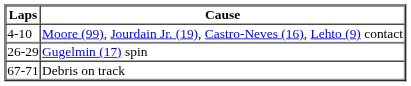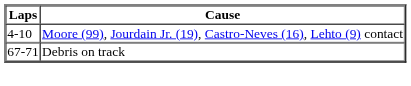- row: (95, 51)
